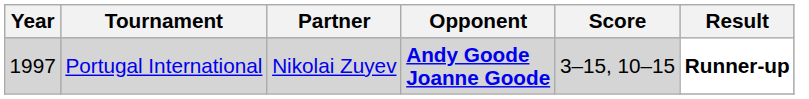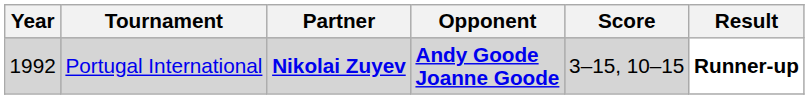(33, 66) 1997 -> (33, 66) 1992
(334, 66) normal -> (339, 66) bold
